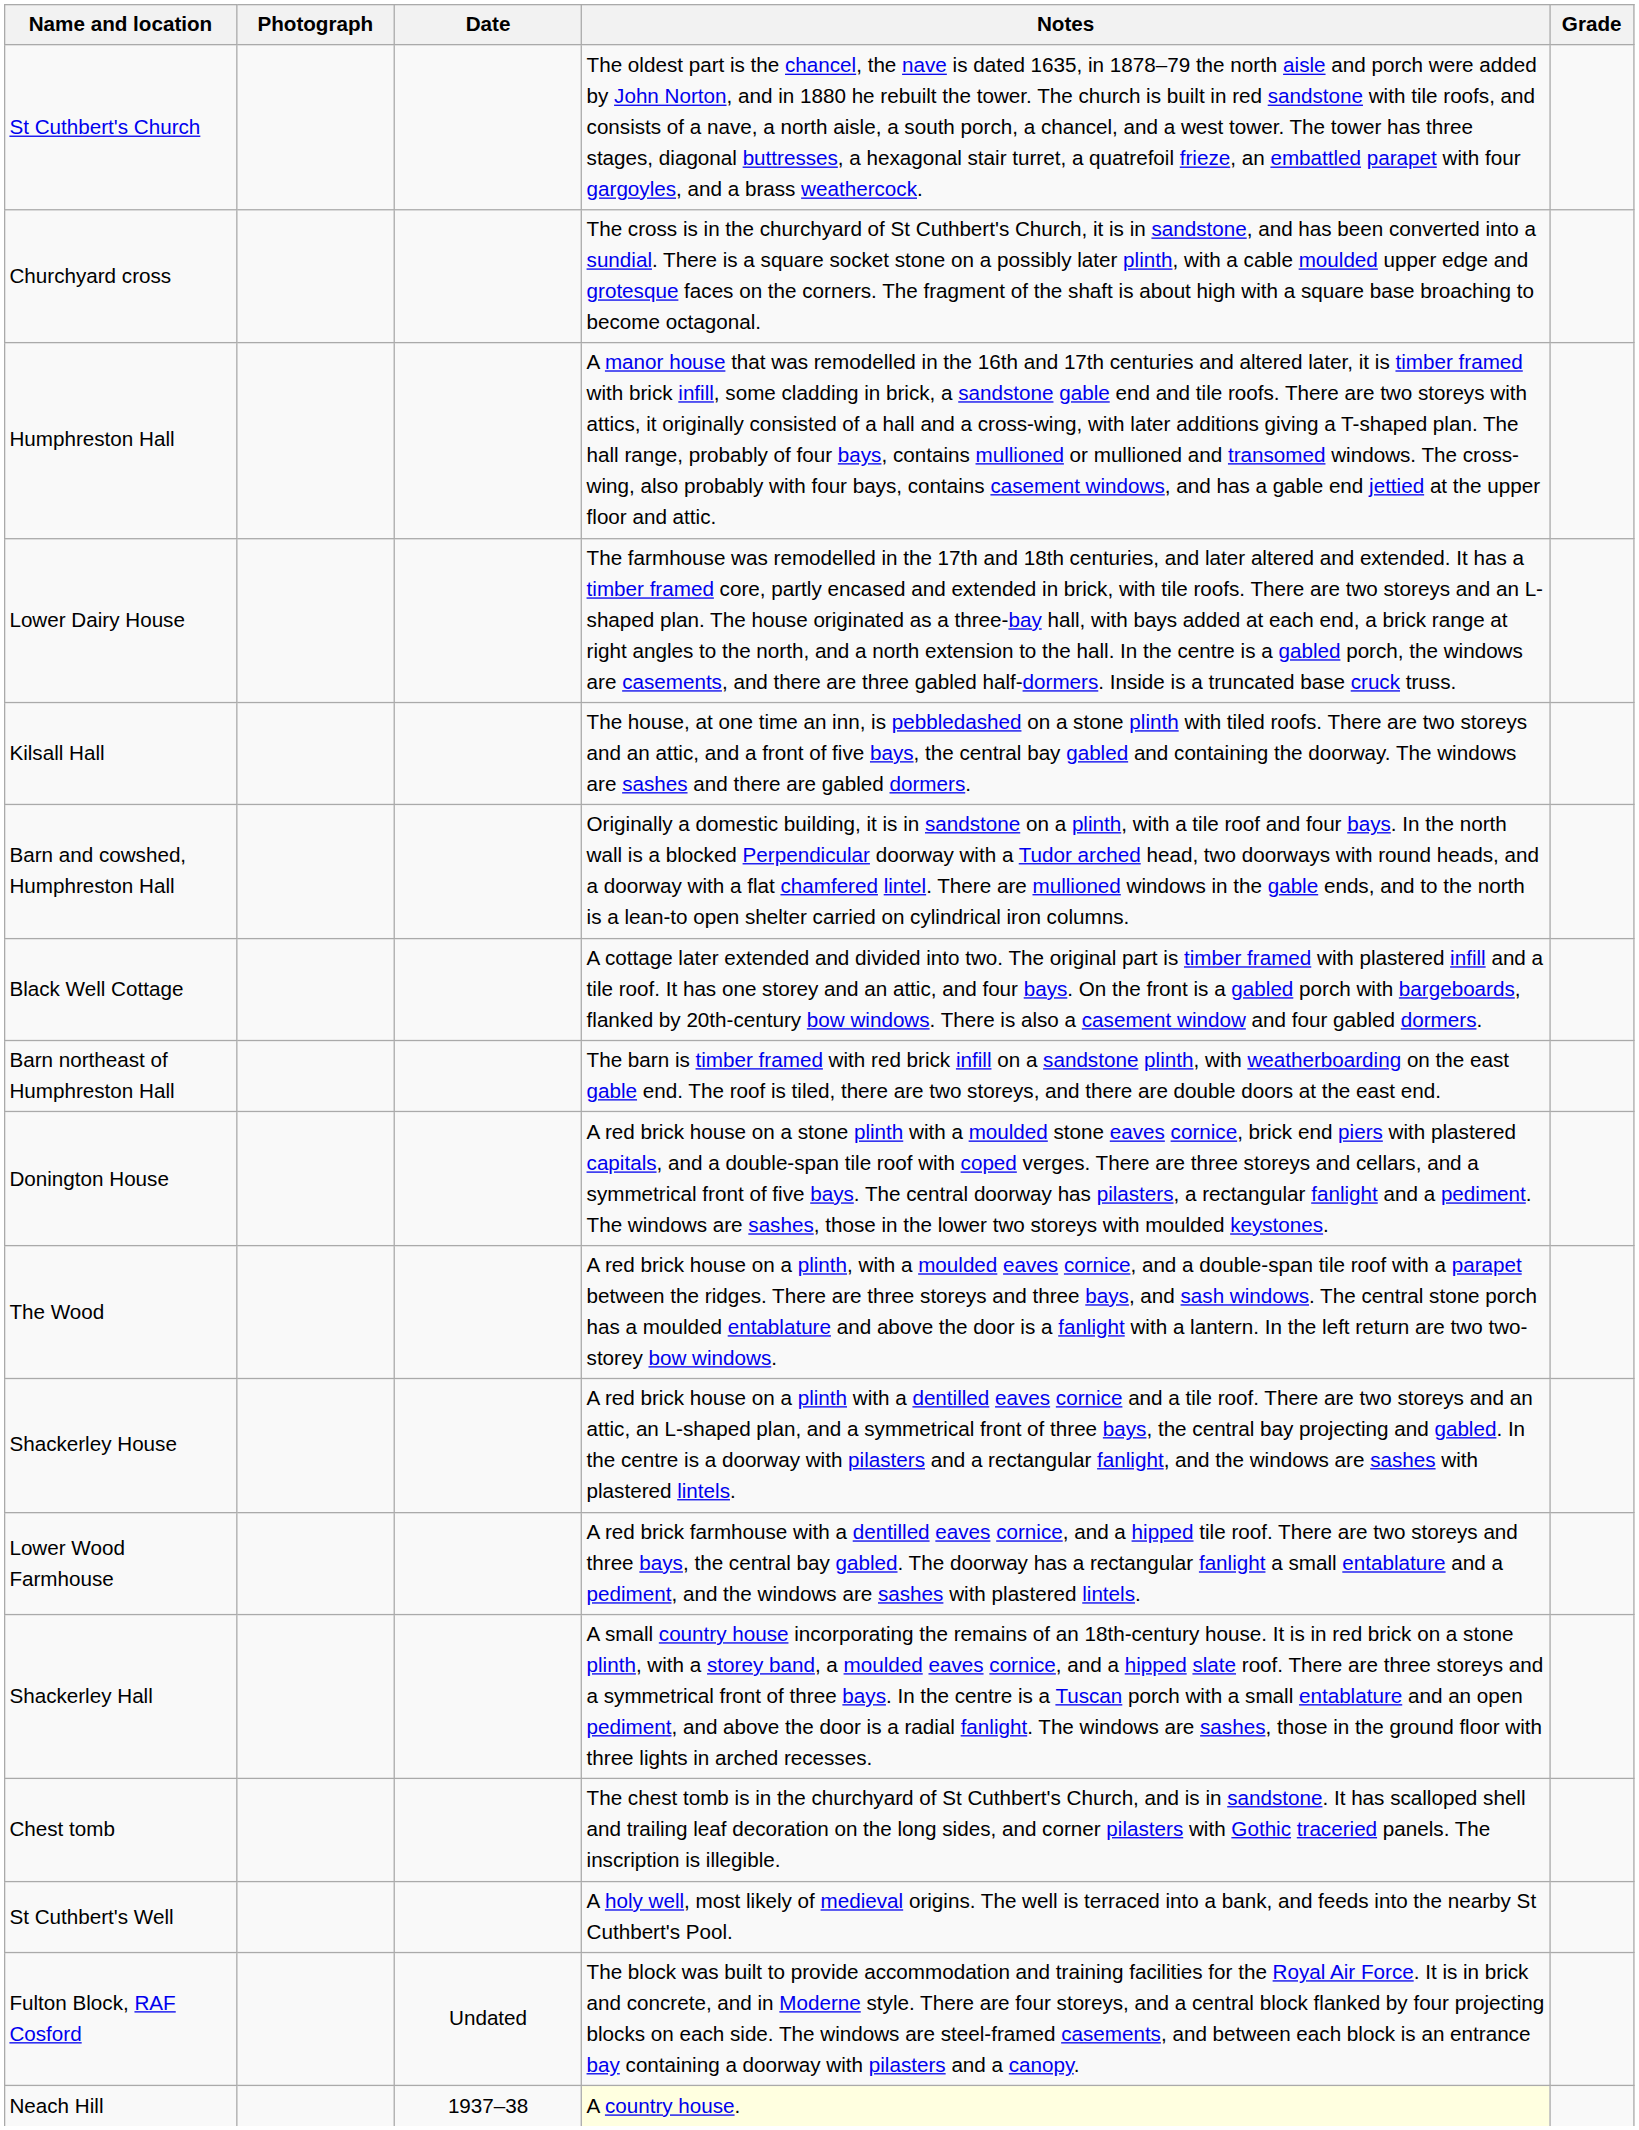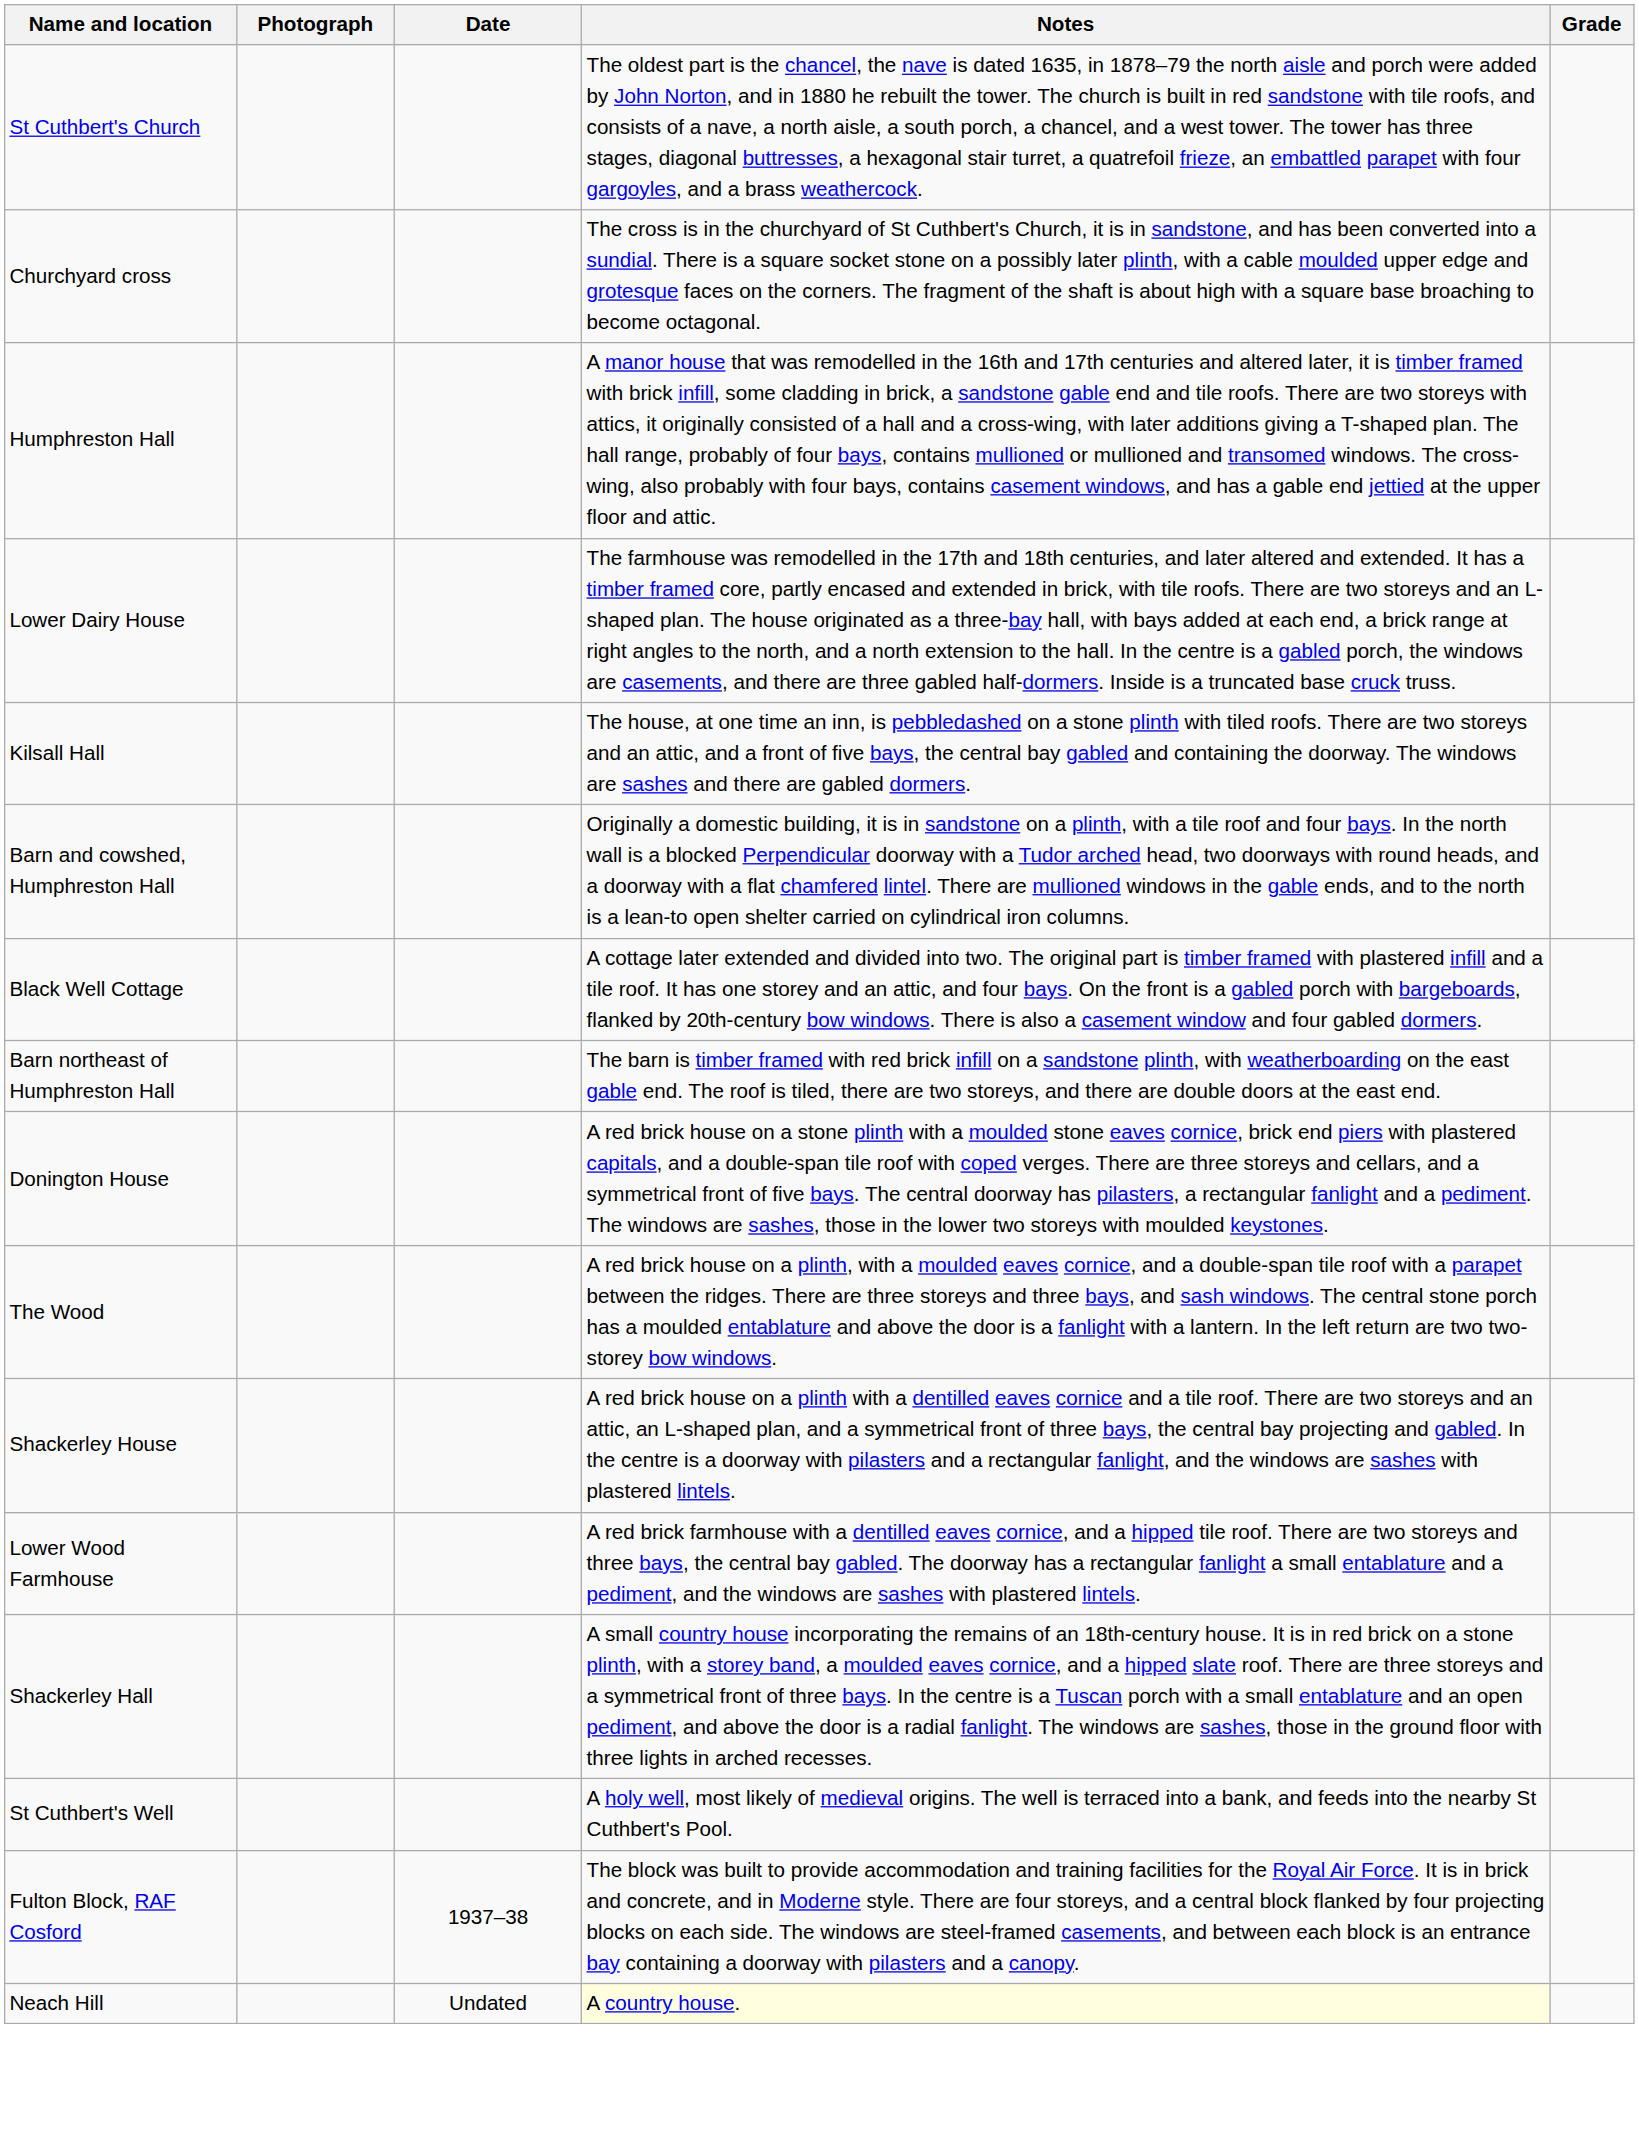- row: (62, 1829)
(488, 2019) Undated -> (488, 1916) 1937–38
(488, 2105) 1937–38 -> (488, 2003) Undated
